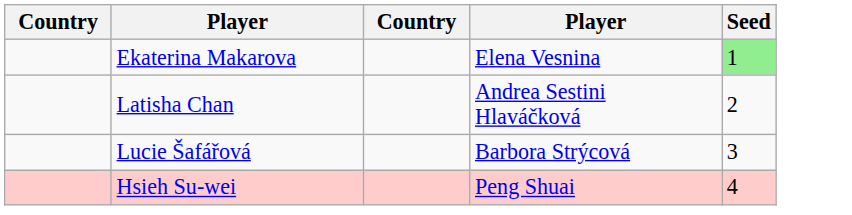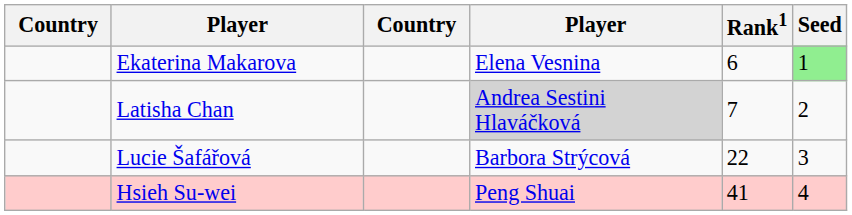+ column: (757, 24)
(540, 104) no background -> (540, 110) lightgrey background
